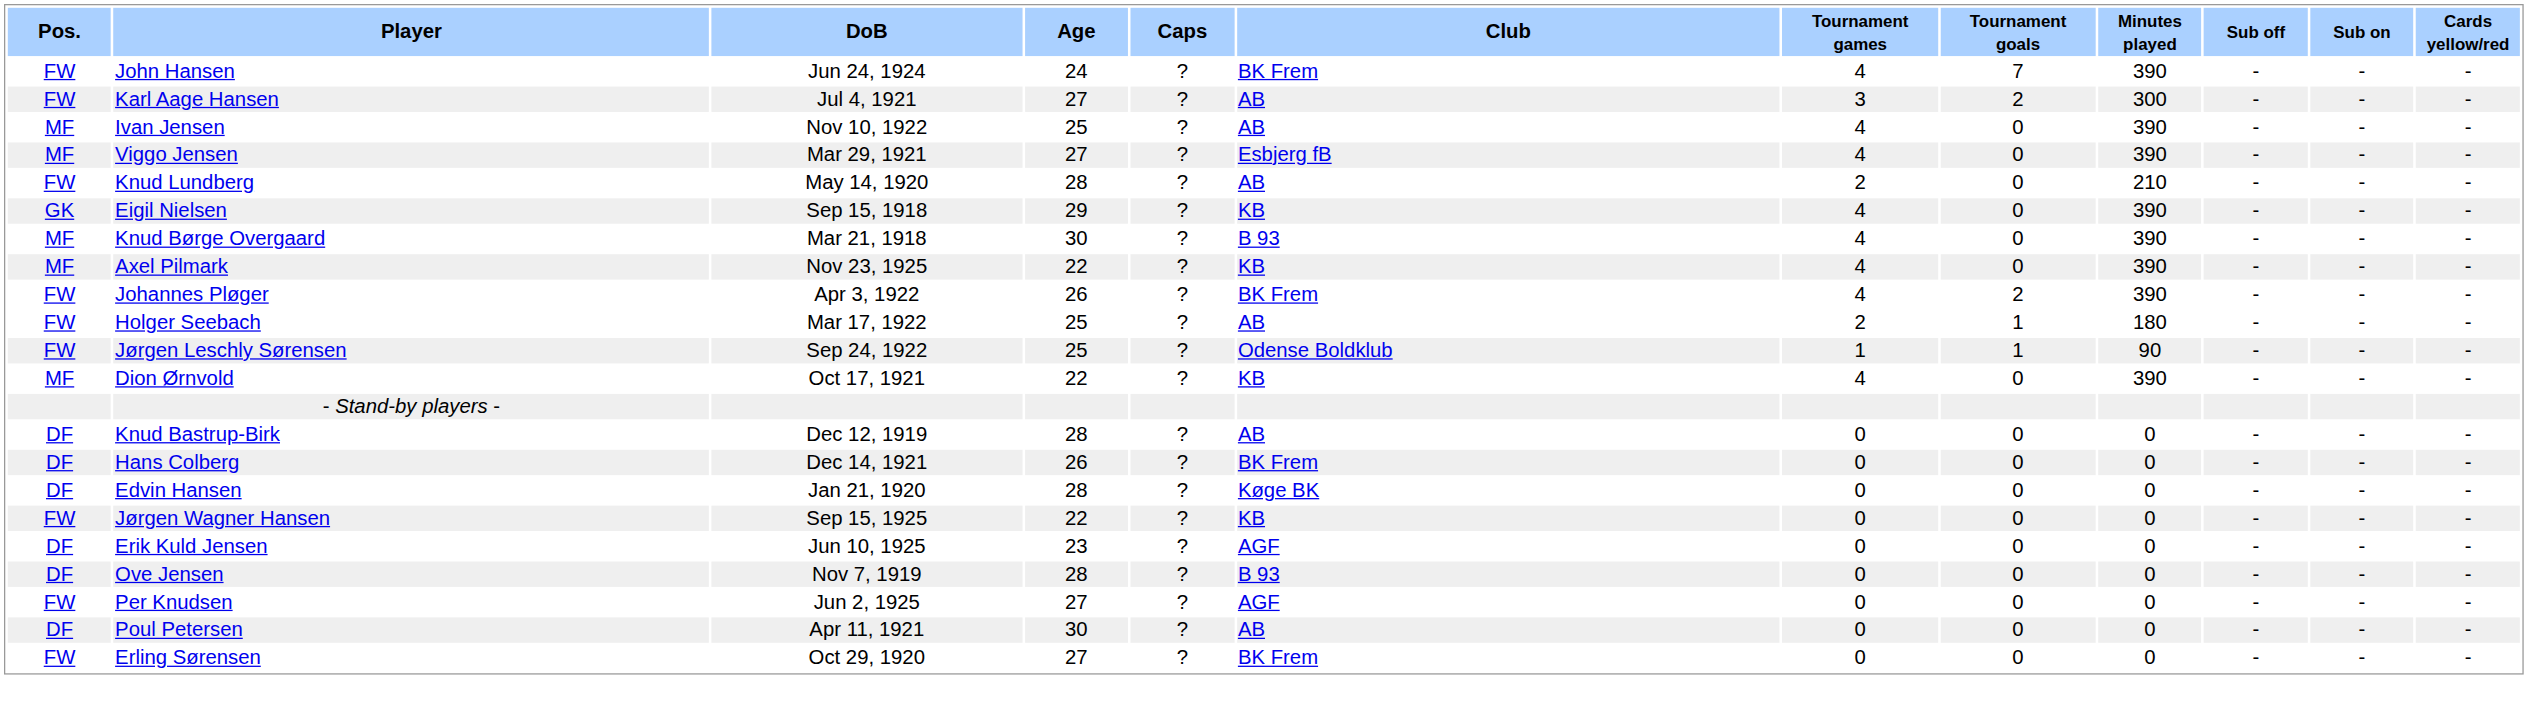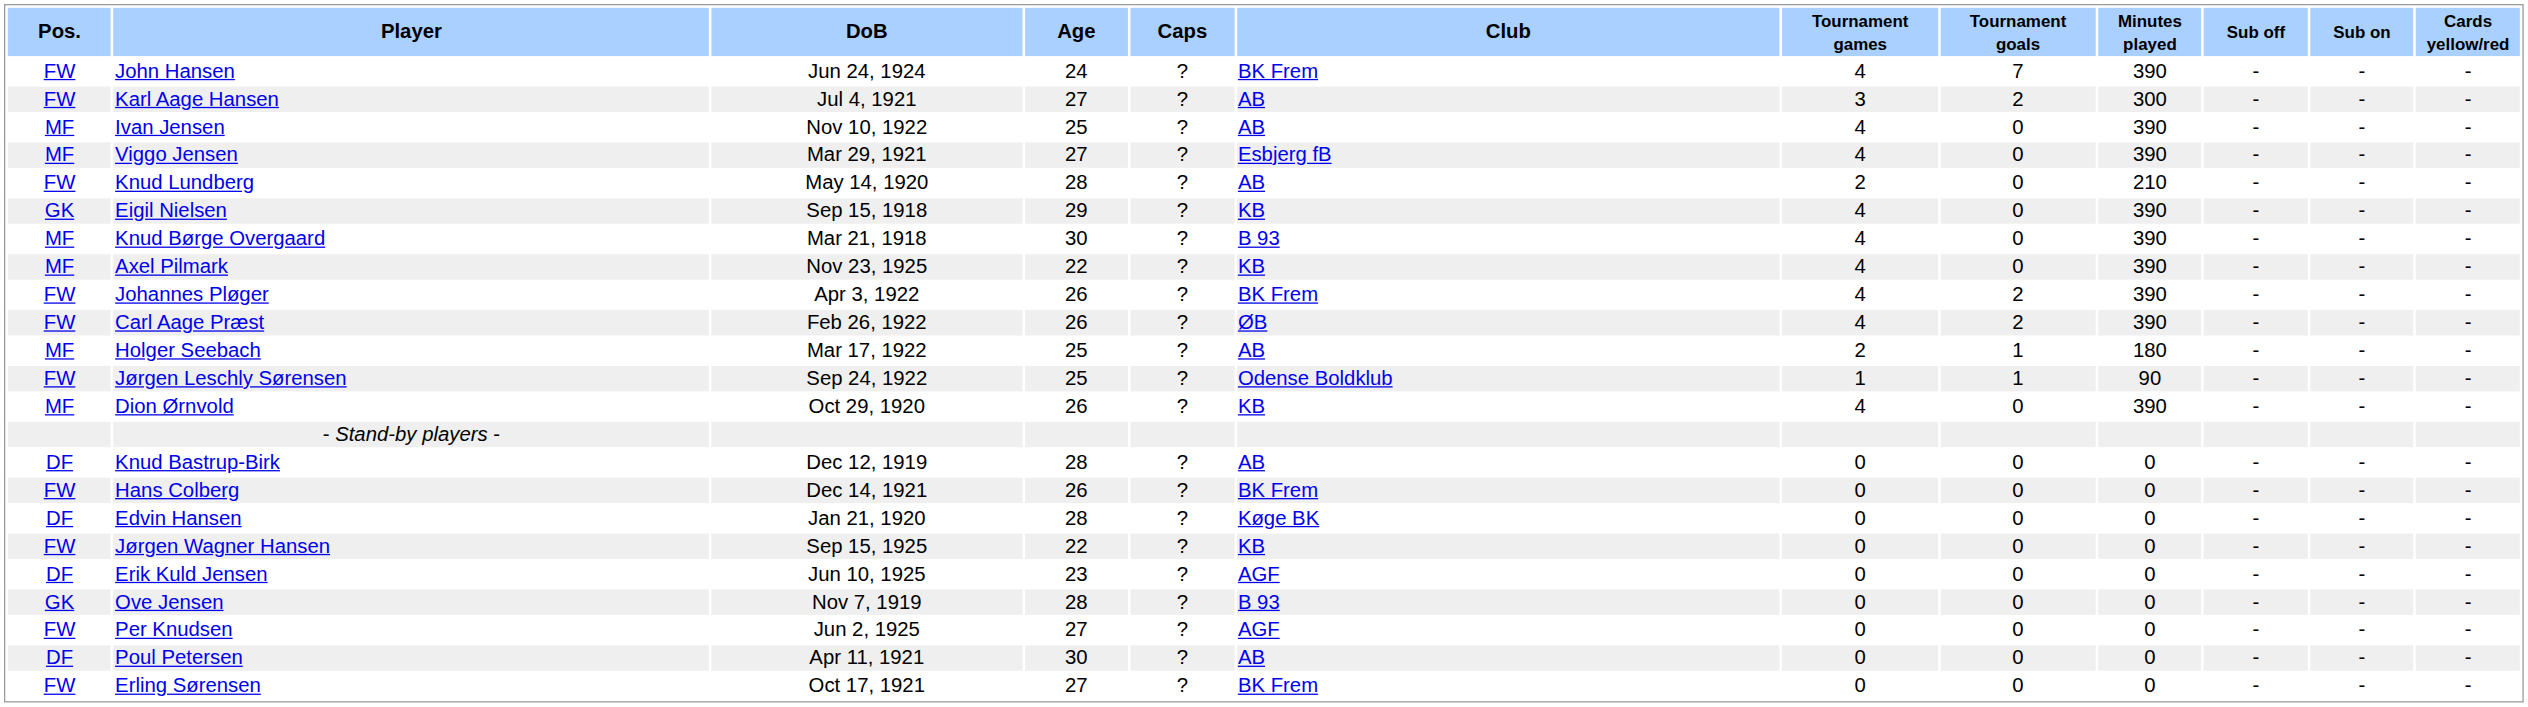+ row: (190, 322)
(60, 322) FW -> (60, 350) MF
(867, 378) Oct 17, 1921 -> (867, 406) Oct 29, 1920
(1076, 378) 22 -> (1076, 406) 26
(60, 462) DF -> (60, 490) FW
(60, 574) DF -> (60, 602) GK
(867, 657) Oct 29, 1920 -> (867, 685) Oct 17, 1921
